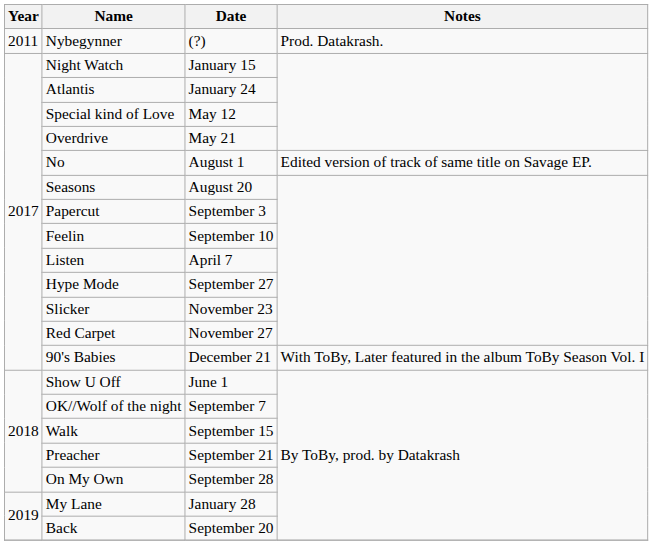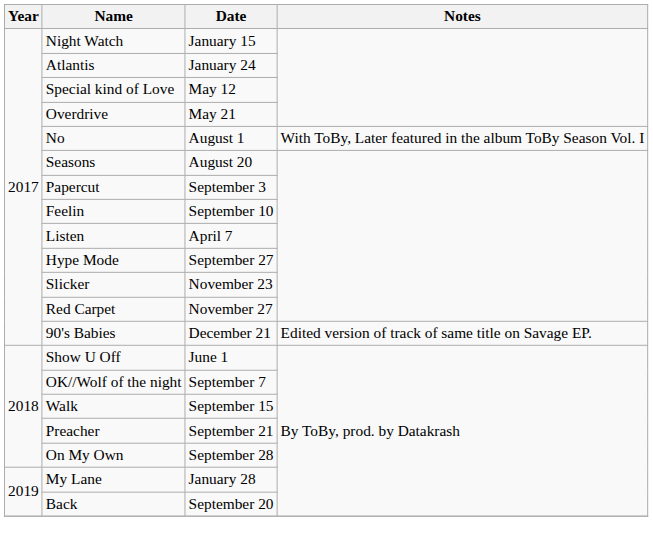- row: (84, 41)
(436, 162) Edited version of track of same title on Savage EP. -> (462, 138) With ToBy, Later featured in the album ToBy Season Vol. I
(462, 357) With ToBy, Later featured in the album ToBy Season Vol. I -> (436, 333) Edited version of track of same title on Savage EP.
